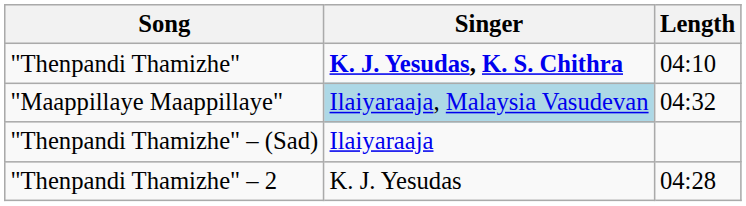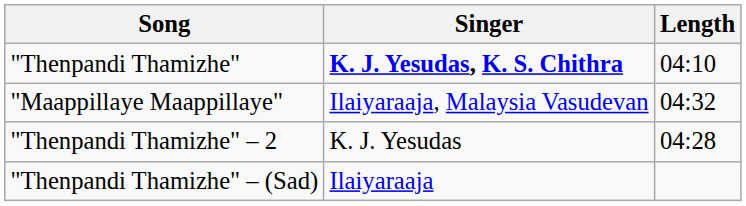(489, 102) lightblue background -> (489, 102) no background
rows swapped: (144, 180) <-> (164, 141)
